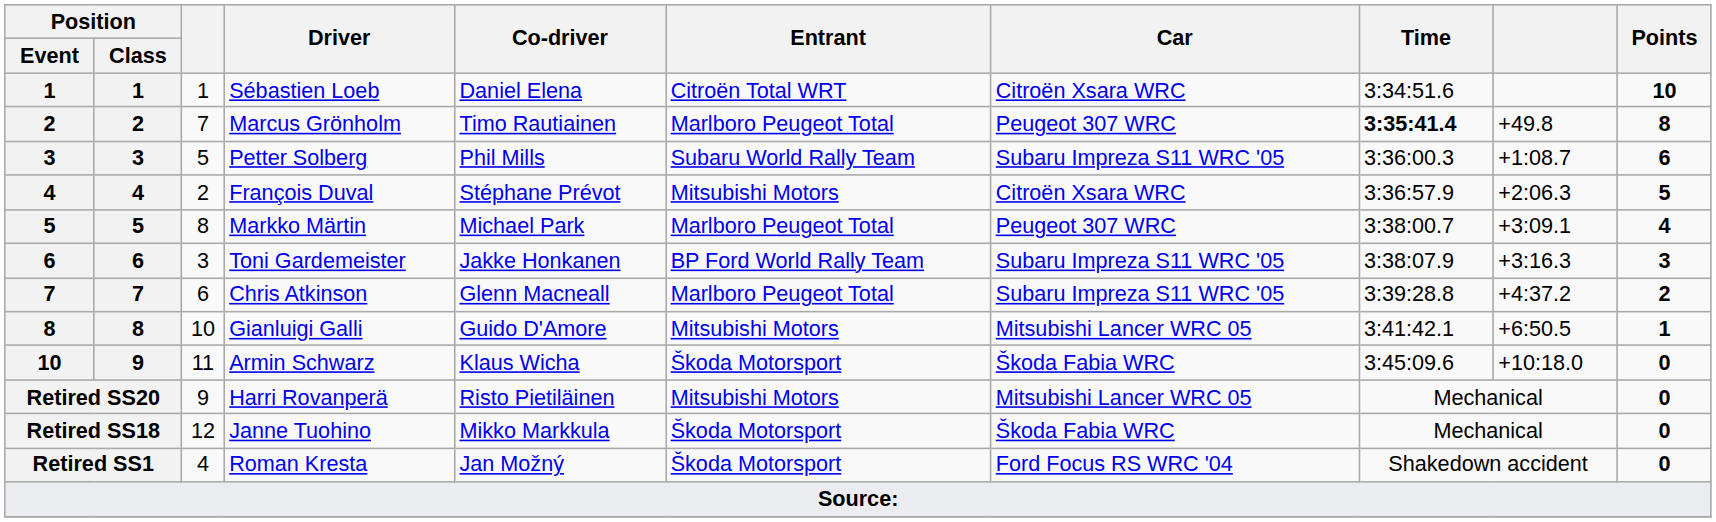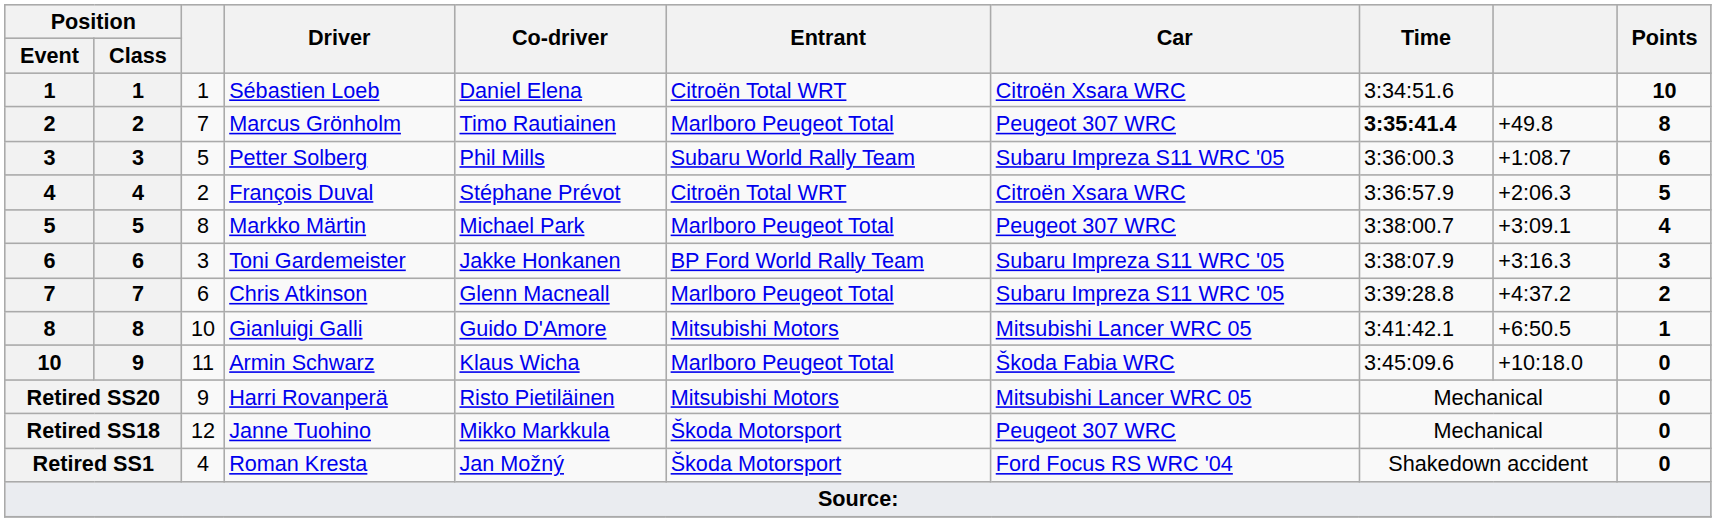(755, 192) Mitsubishi Motors -> (759, 192) Citroën Total WRT
(756, 362) Škoda Motorsport -> (782, 362) Marlboro Peugeot Total
(1085, 430) Škoda Fabia WRC -> (1086, 430) Peugeot 307 WRC
